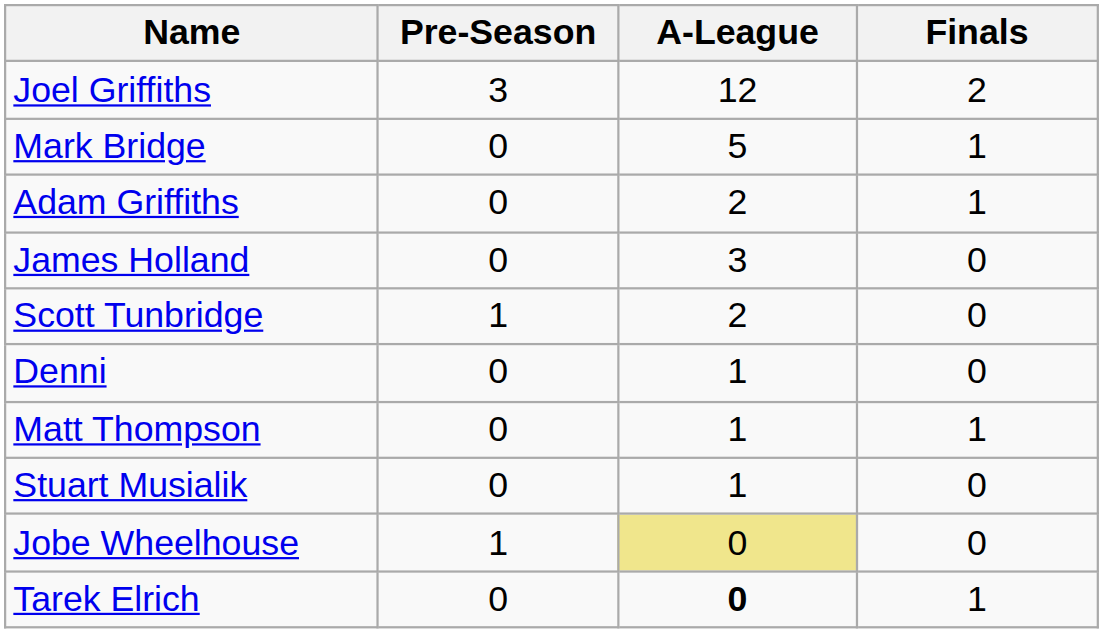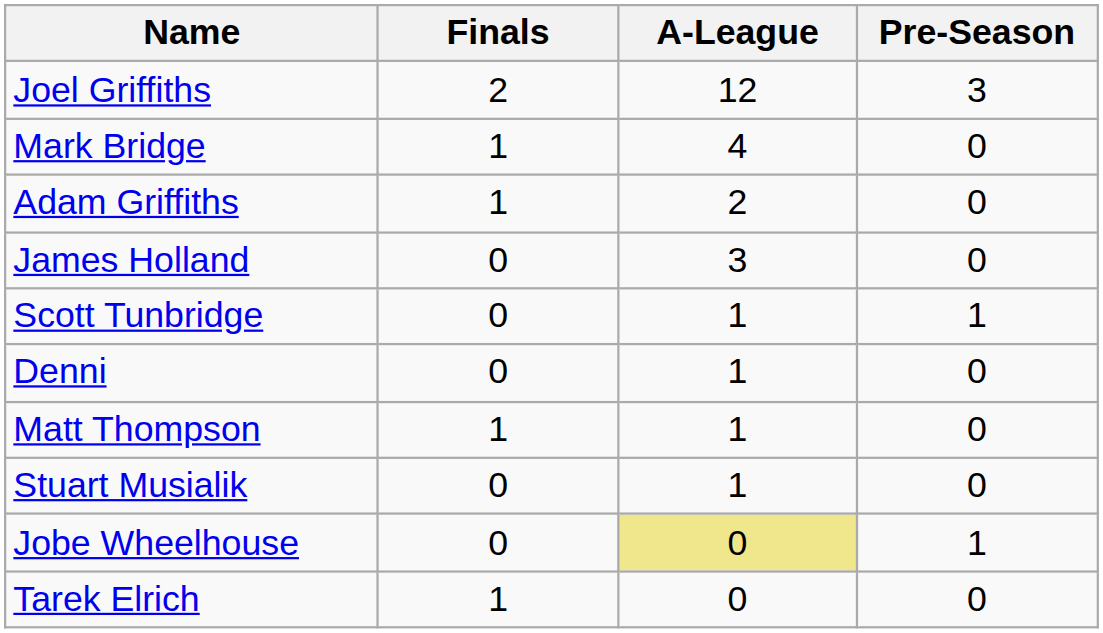columns swapped: (498, 32) <-> (977, 32)
(738, 145) 5 -> (738, 145) 4
(738, 315) 2 -> (738, 315) 1
(738, 598) bold -> (738, 598) normal
